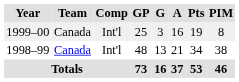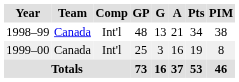rows swapped: (28, 50) <-> (28, 31)
